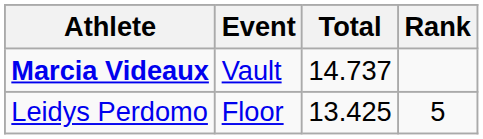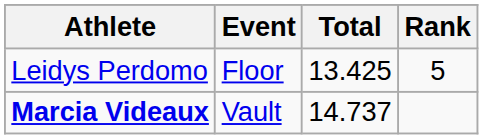rows swapped: (110, 70) <-> (110, 113)
